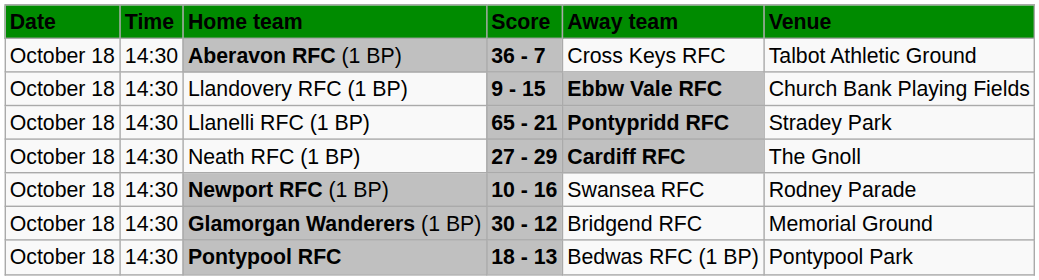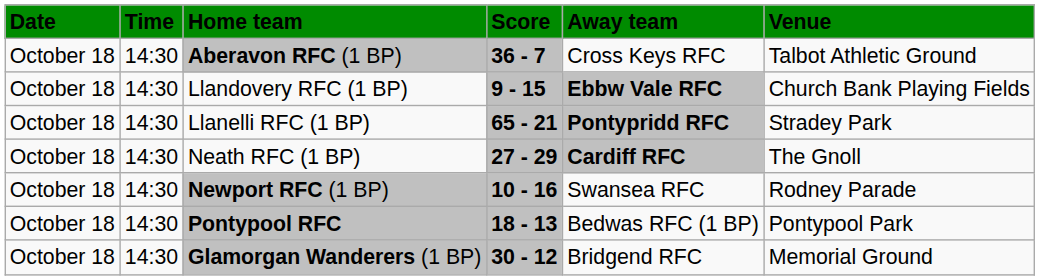rows swapped: (265, 257) <-> (335, 224)
